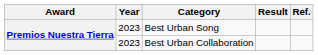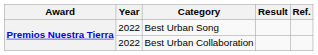(129, 27) 2023 -> (129, 27) 2022
(129, 43) 2023 -> (129, 43) 2022
